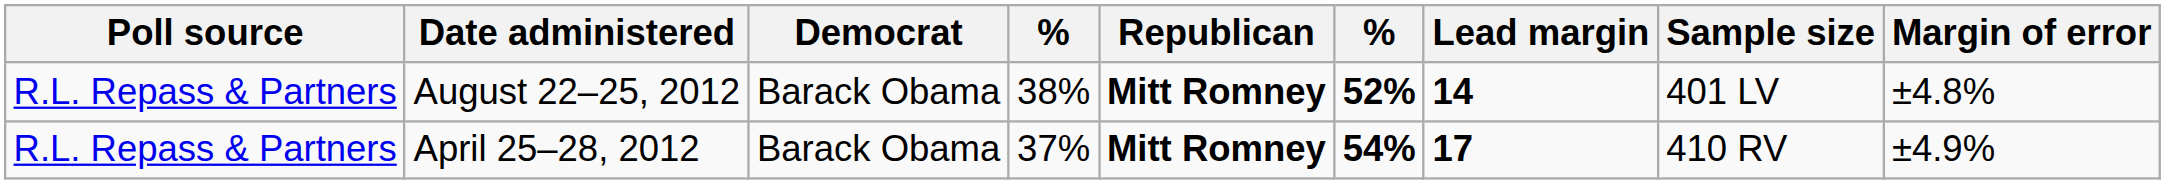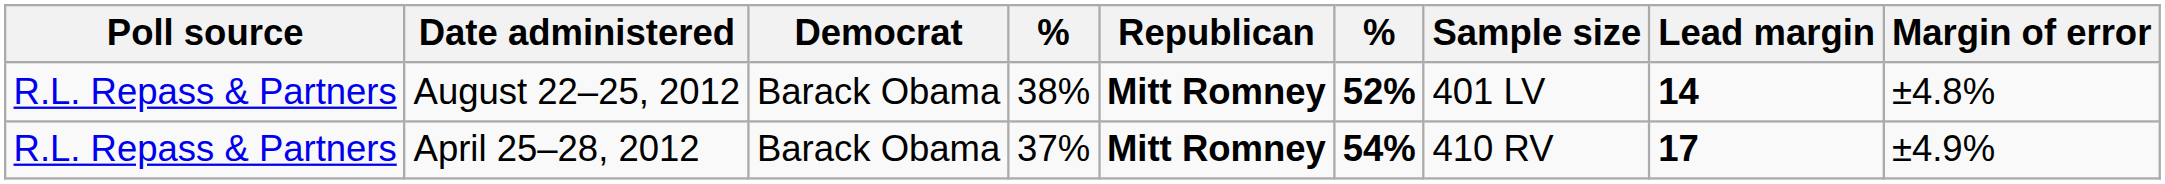columns swapped: (1541, 33) <-> (1771, 33)
